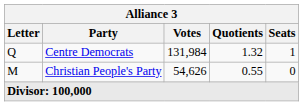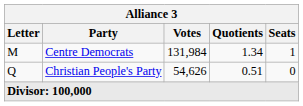(12, 52) Q -> (13, 52) M
(252, 52) 1.32 -> (252, 52) 1.34
(13, 71) M -> (12, 71) Q
(252, 71) 0.55 -> (252, 71) 0.51
